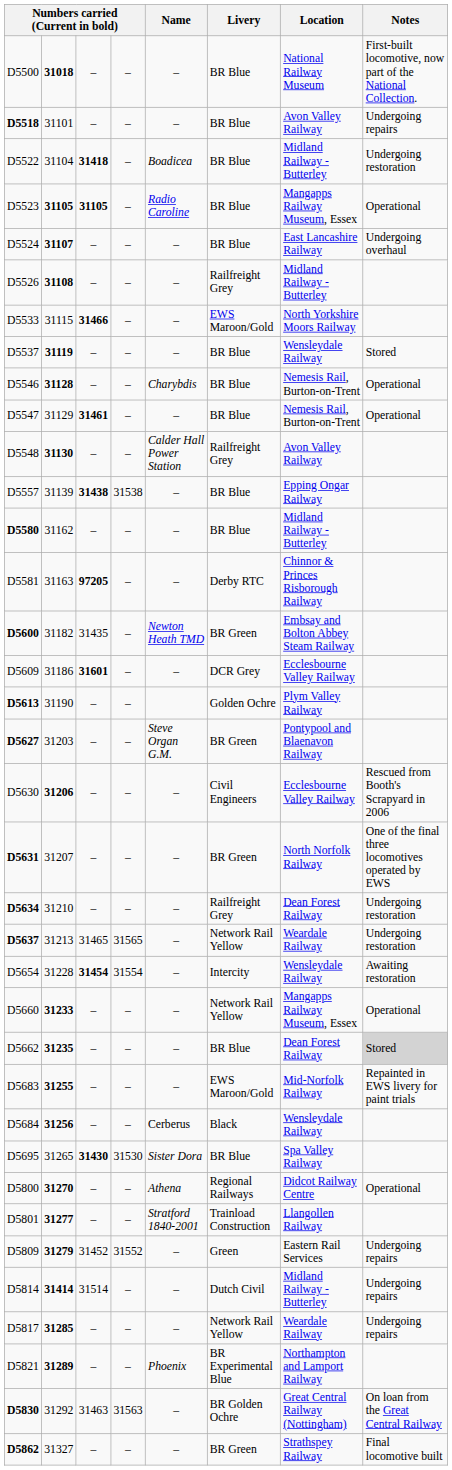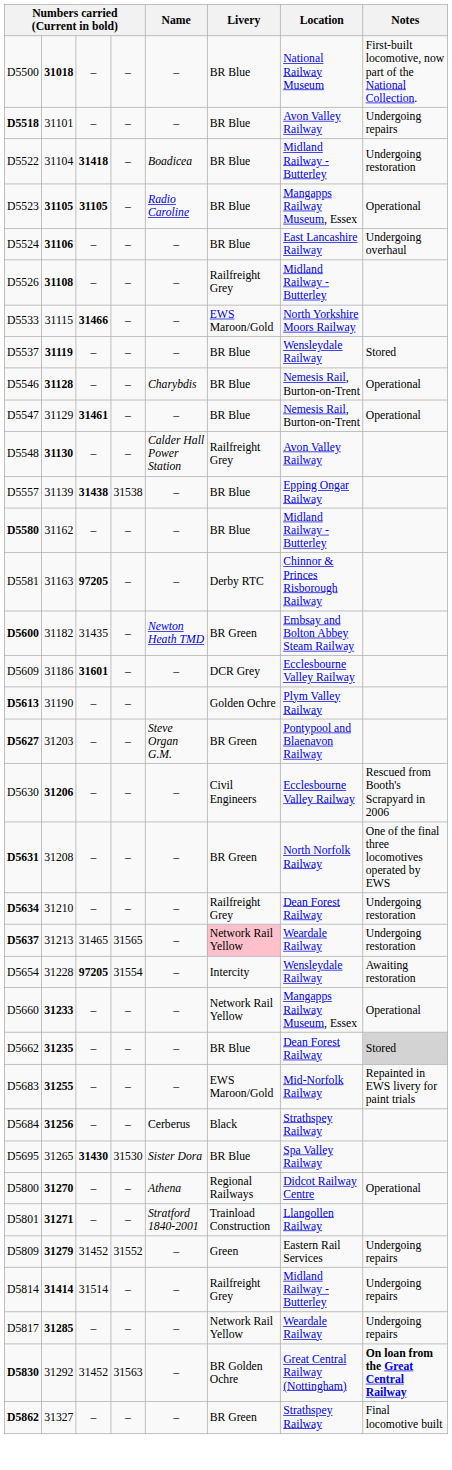(59, 244) 31107 -> (59, 244) 31106
(59, 857) 31207 -> (59, 857) 31208
(241, 940) no background -> (241, 940) pink background
(93, 971) 31454 -> (93, 971) 97205
(313, 1124) Wensleydale Railway -> (308, 1124) Strathspey Railway
(59, 1219) 31277 -> (59, 1219) 31271
(237, 1289) Dutch Civil -> (235, 1289) Railfreight Grey
- row: (23, 1366)
(93, 1411) 31463 -> (93, 1372) 31452
(404, 1411) normal -> (399, 1372) bold
